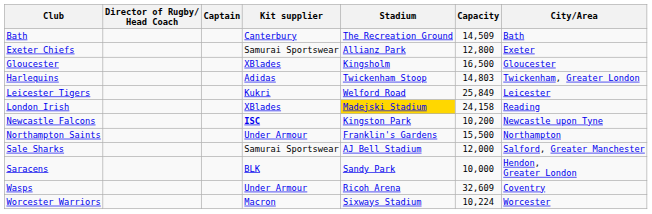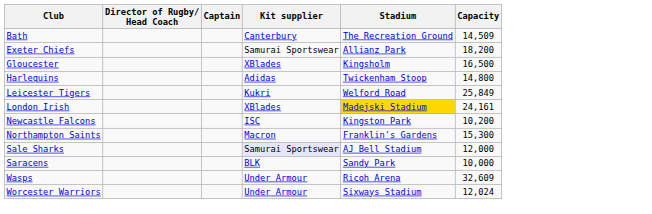- column: (574, 16)
(478, 50) 12,800 -> (478, 50) 18,200
(478, 78) 14,803 -> (478, 78) 14,800
(478, 107) 24,158 -> (478, 107) 24,161
(252, 121) bold -> (252, 121) normal
(276, 135) Under Armour -> (260, 135) Macron
(478, 135) 15,500 -> (478, 135) 15,300
(292, 149) no background -> (292, 149) lavender background
(260, 202) Macron -> (276, 192) Under Armour
(478, 202) 10,224 -> (478, 192) 12,024
